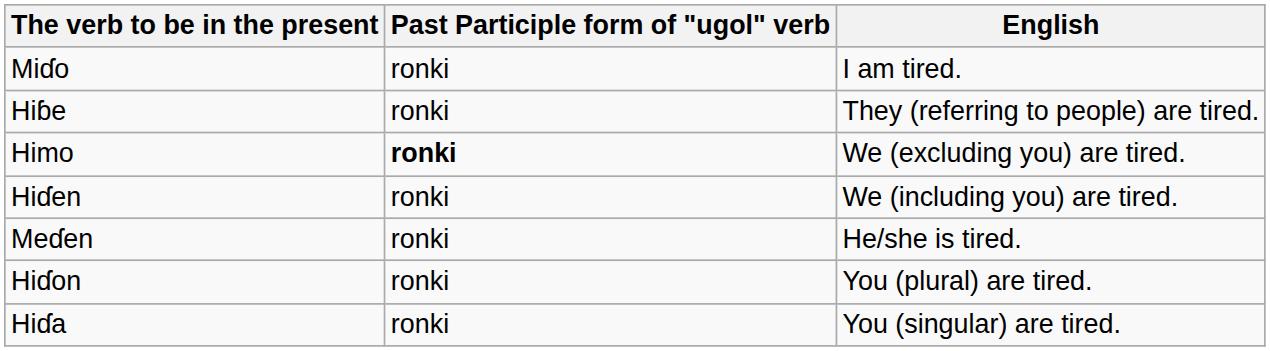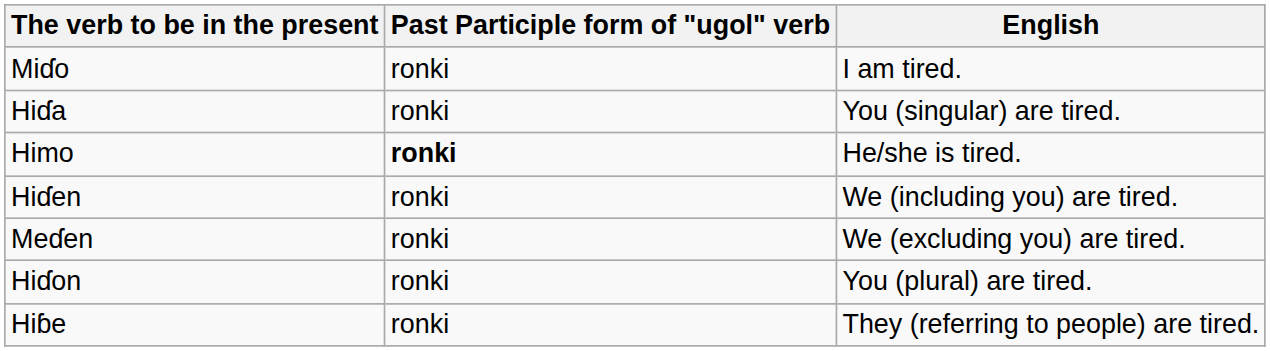rows swapped: (39, 324) <-> (39, 111)
(1014, 153) We (excluding you) are tired. -> (932, 153) He/she is tired.
(932, 238) He/she is tired. -> (1014, 238) We (excluding you) are tired.
